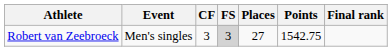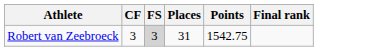- column: (158, 15)
(258, 35) 27 -> (184, 35) 31
